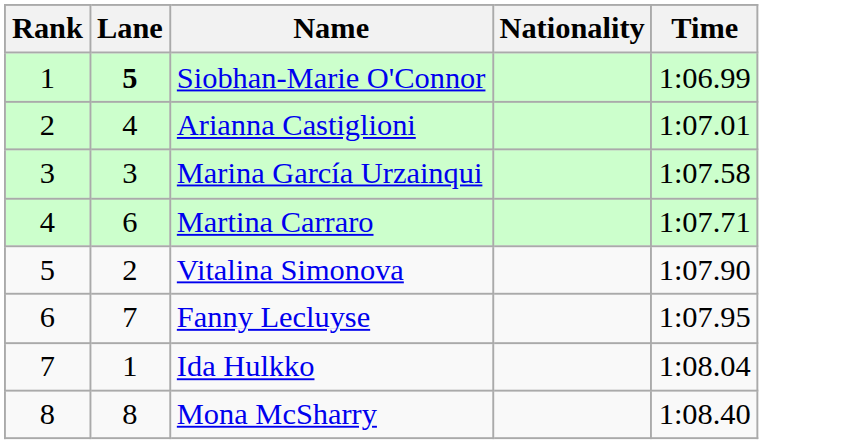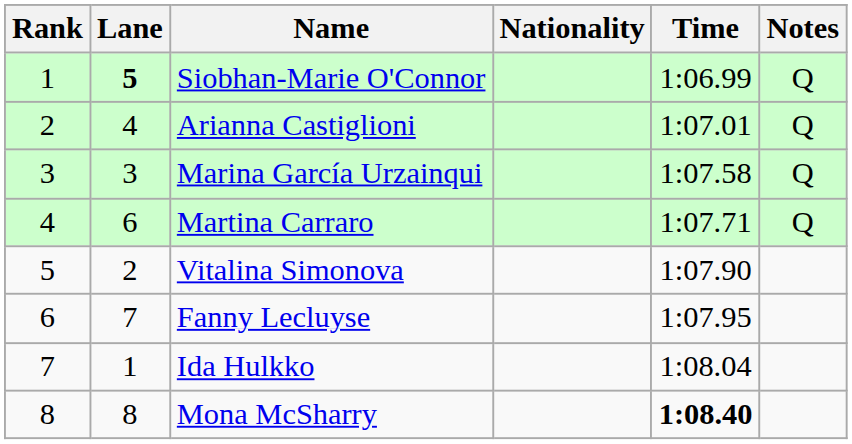+ column: (803, 28)
(705, 414) normal -> (706, 414) bold
